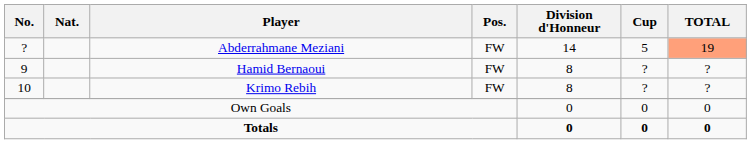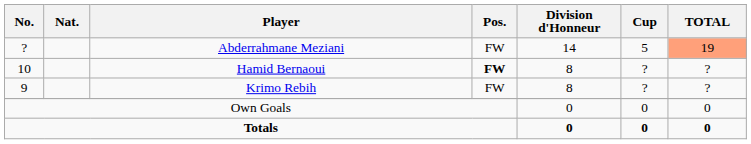(24, 67) 9 -> (24, 67) 10
(495, 67) normal -> (495, 67) bold
(24, 87) 10 -> (24, 87) 9
